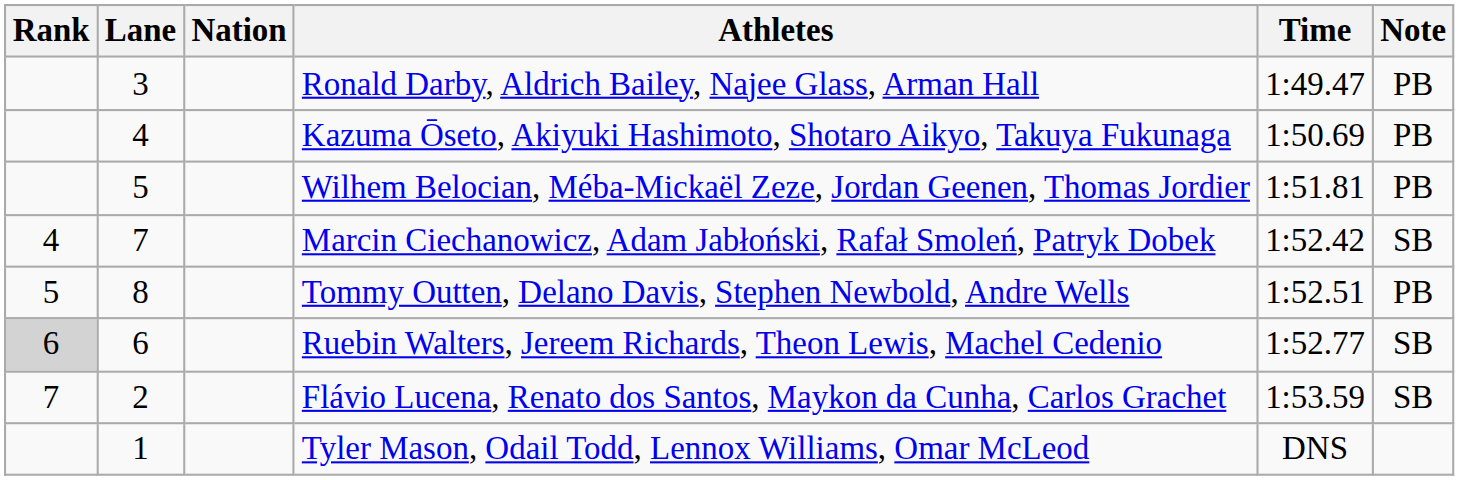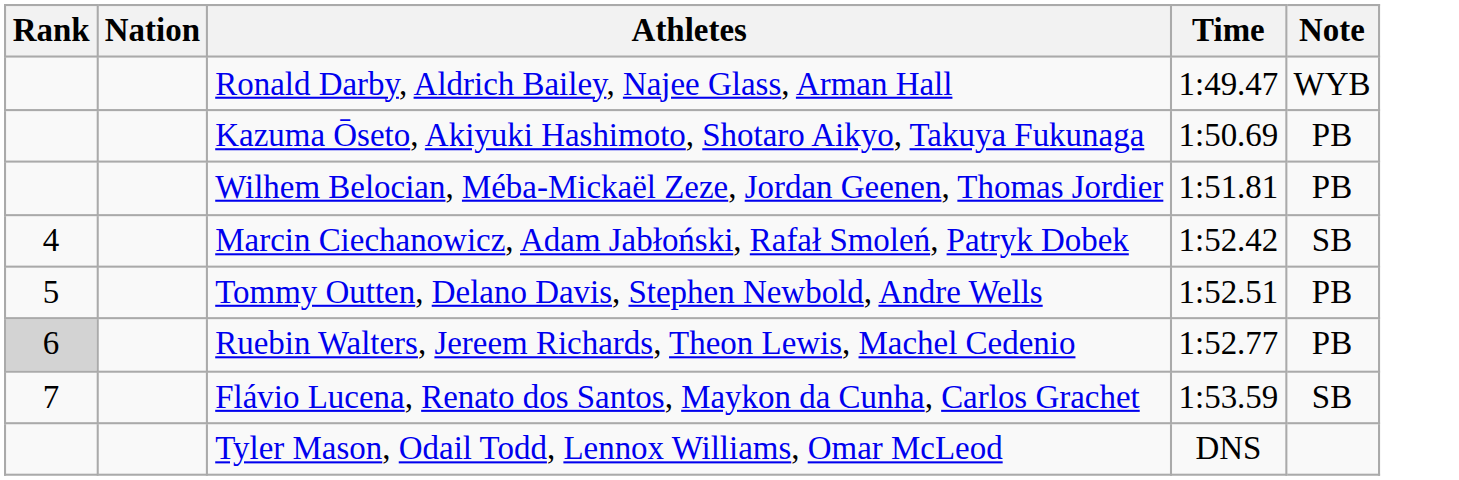- column: (140, 30)
(1413, 82) PB -> (1332, 82) WYB
(1413, 344) SB -> (1332, 344) PB
